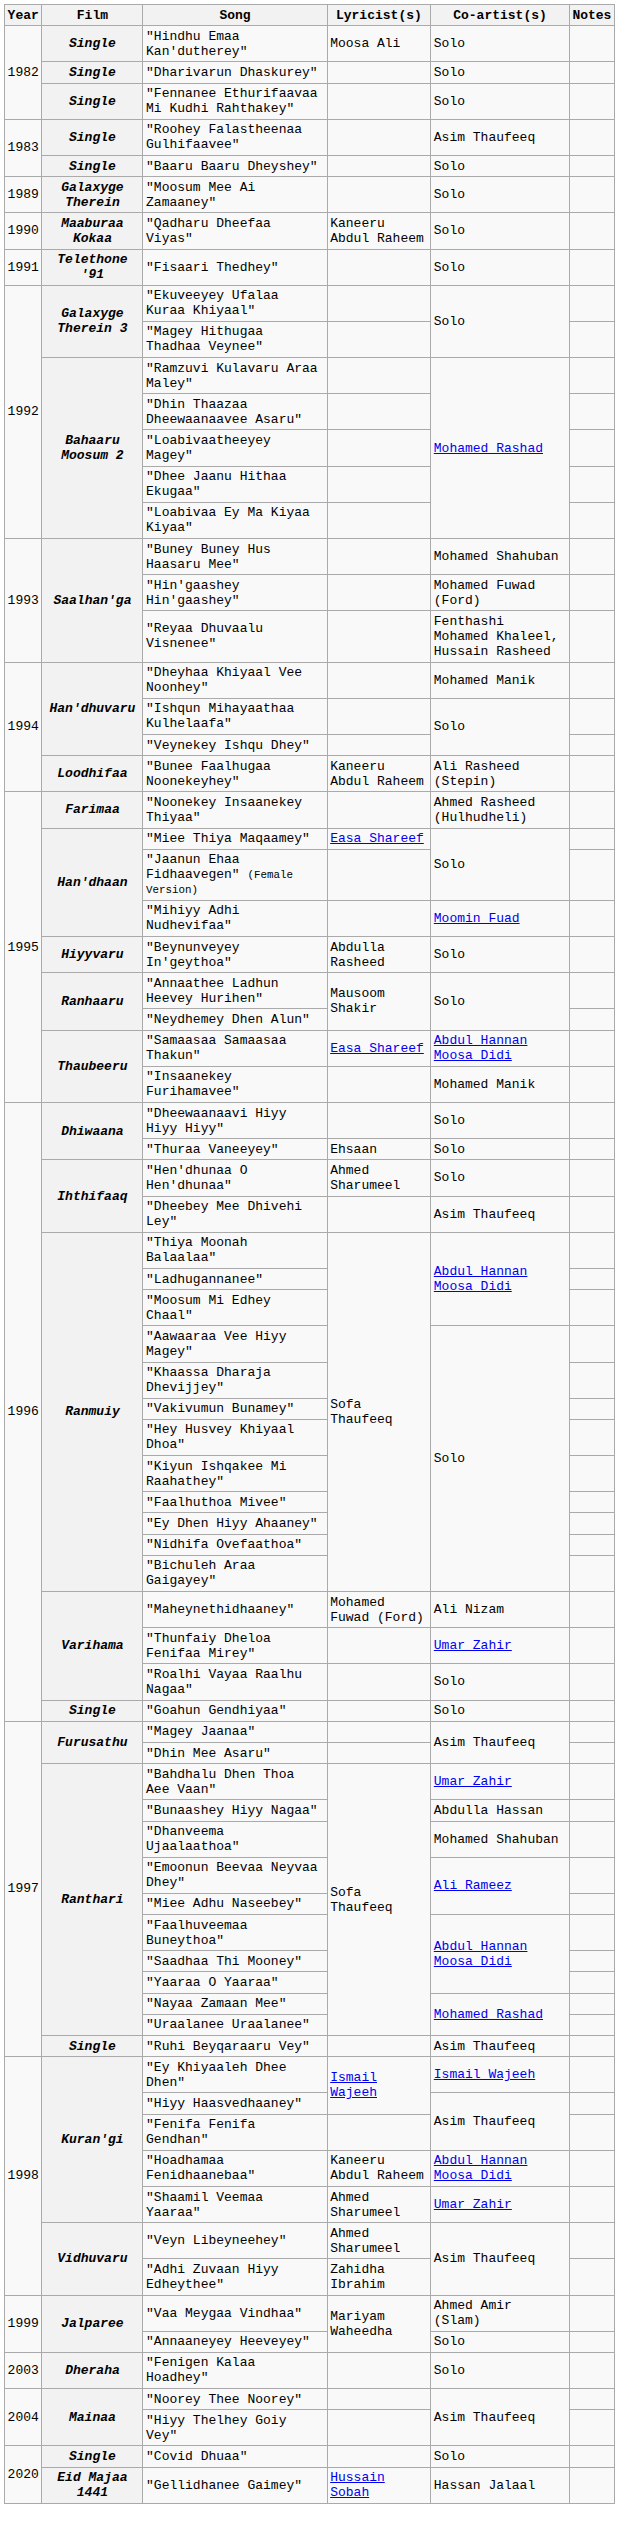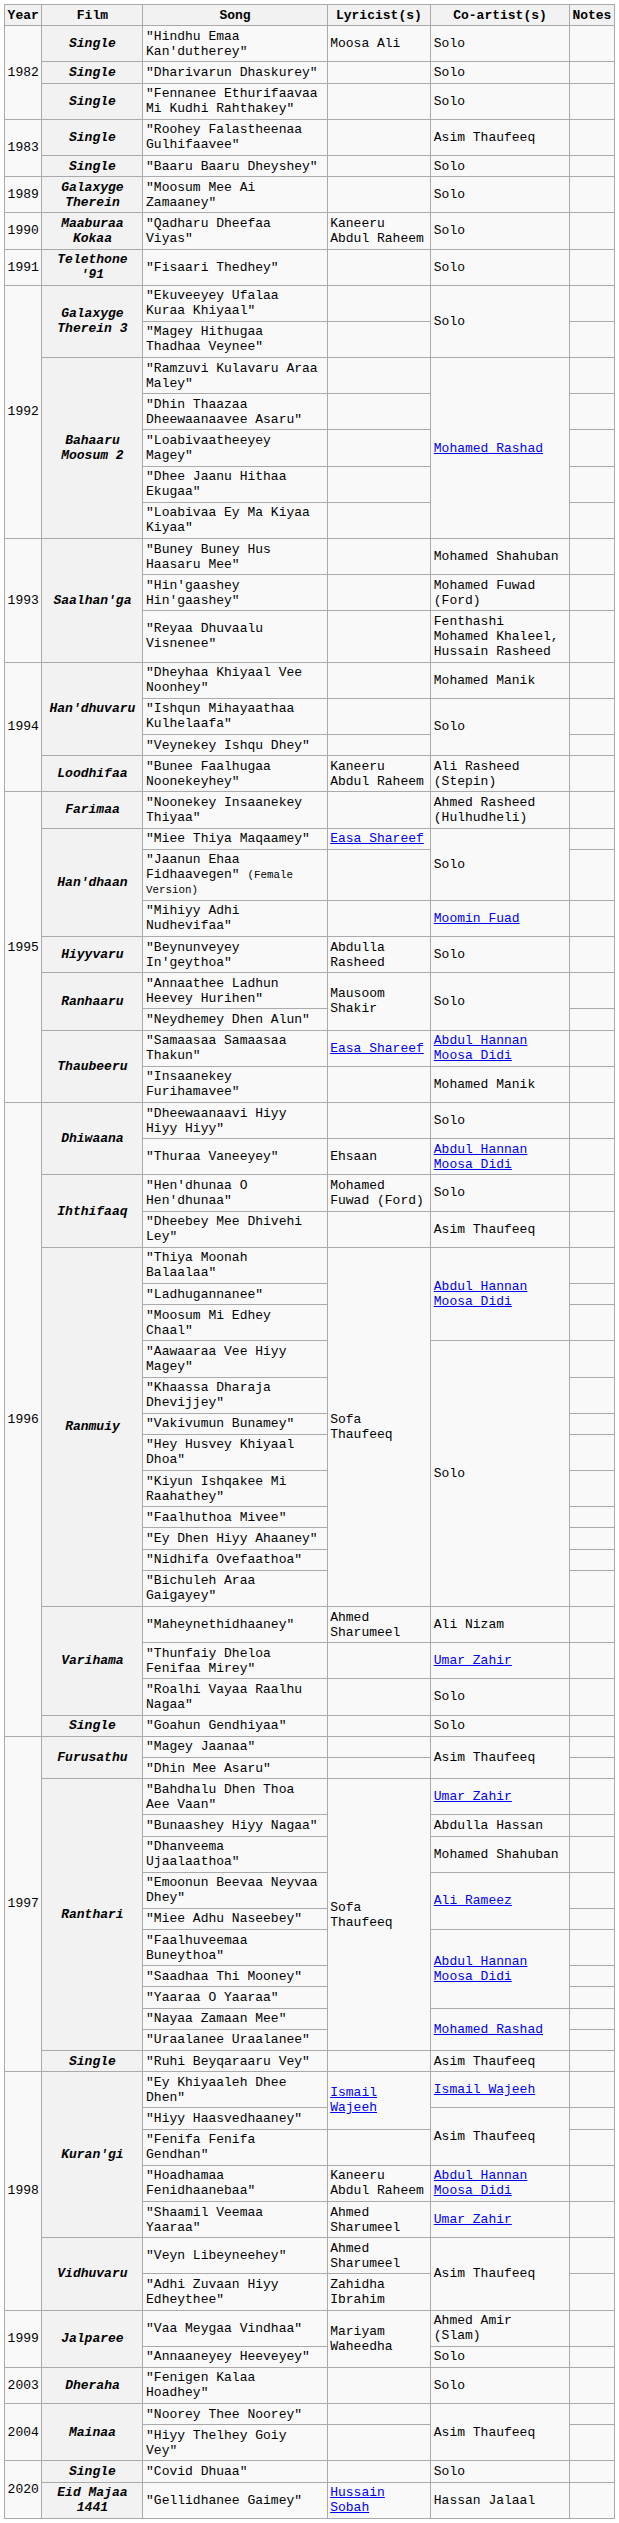(449, 1149) Solo -> (481, 1157) Abdul Hannan Moosa Didi
(365, 1178) Ahmed Sharumeel -> (377, 1193) Mohamed Fuwad (Ford)
(377, 1610) Mohamed Fuwad (Ford) -> (365, 1625) Ahmed Sharumeel
